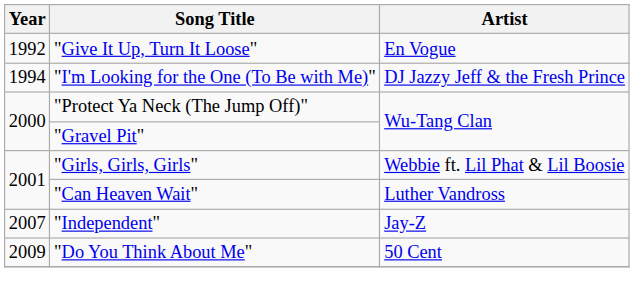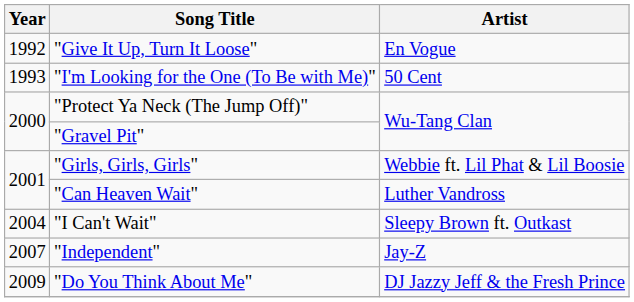(27, 77) 1994 -> (27, 77) 1993
(505, 77) DJ Jazzy Jeff & the Fresh Prince -> (413, 77) 50 Cent
+ row: (105, 223)
(413, 252) 50 Cent -> (505, 281) DJ Jazzy Jeff & the Fresh Prince
